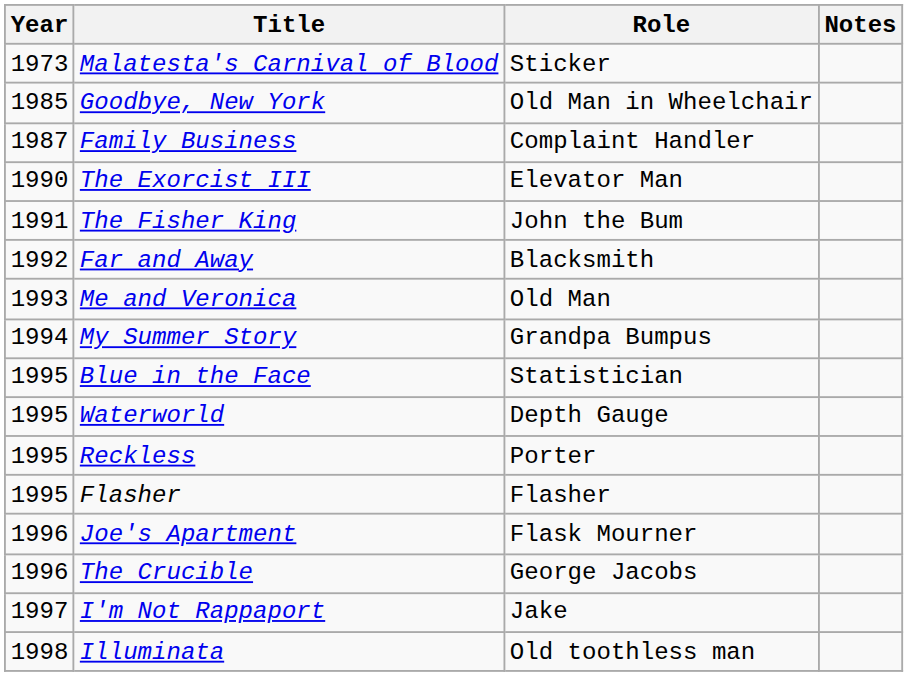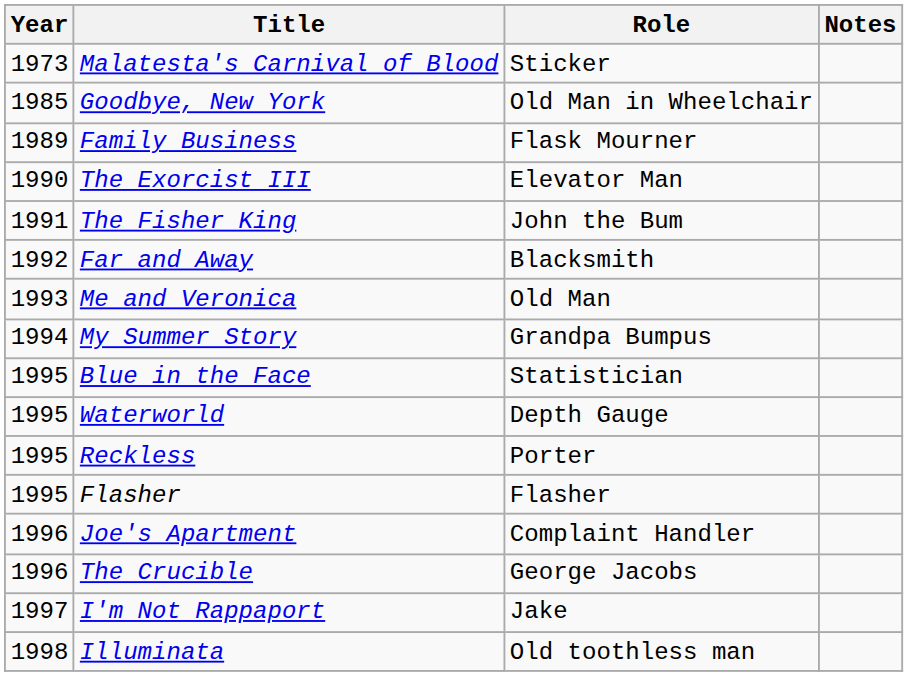(40, 142) 1987 -> (40, 142) 1989
(633, 142) Complaint Handler -> (604, 142) Flask Mourner
(604, 534) Flask Mourner -> (633, 534) Complaint Handler
